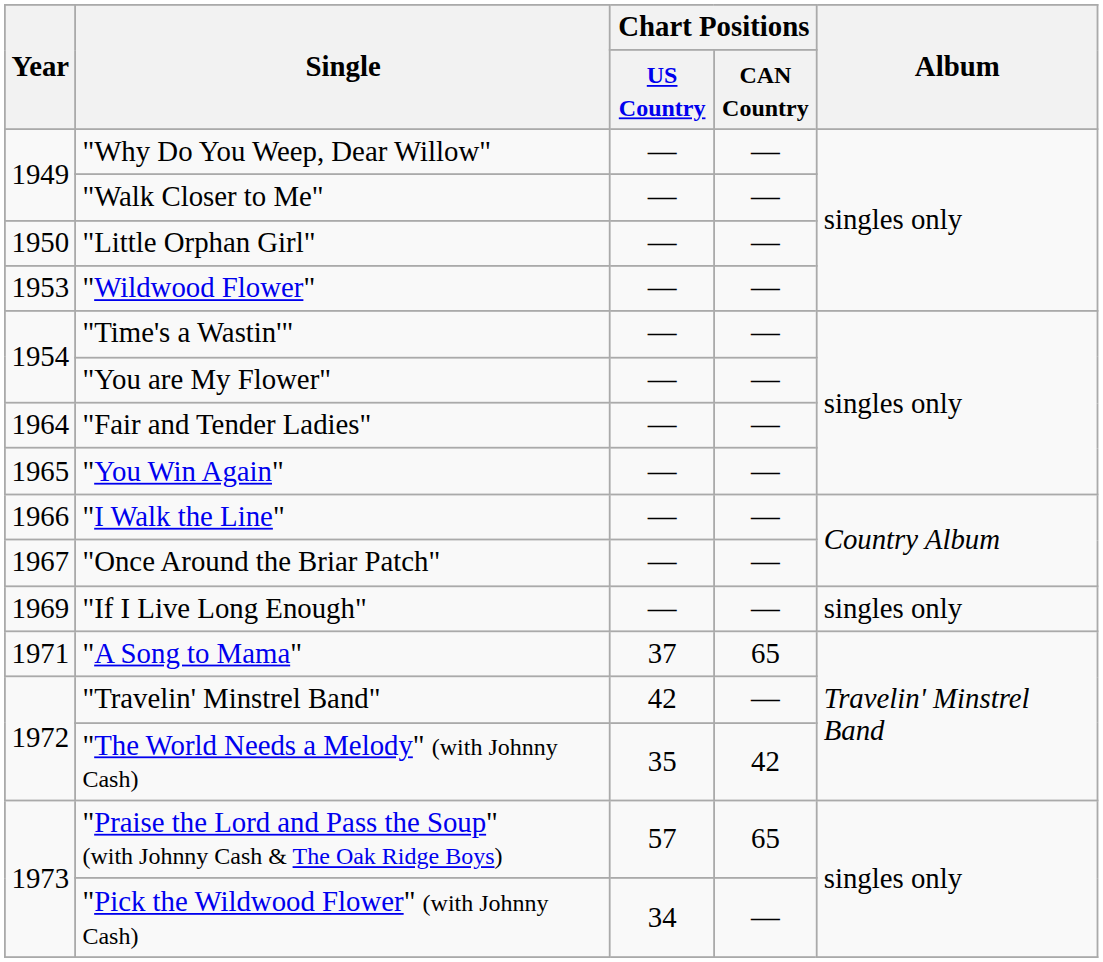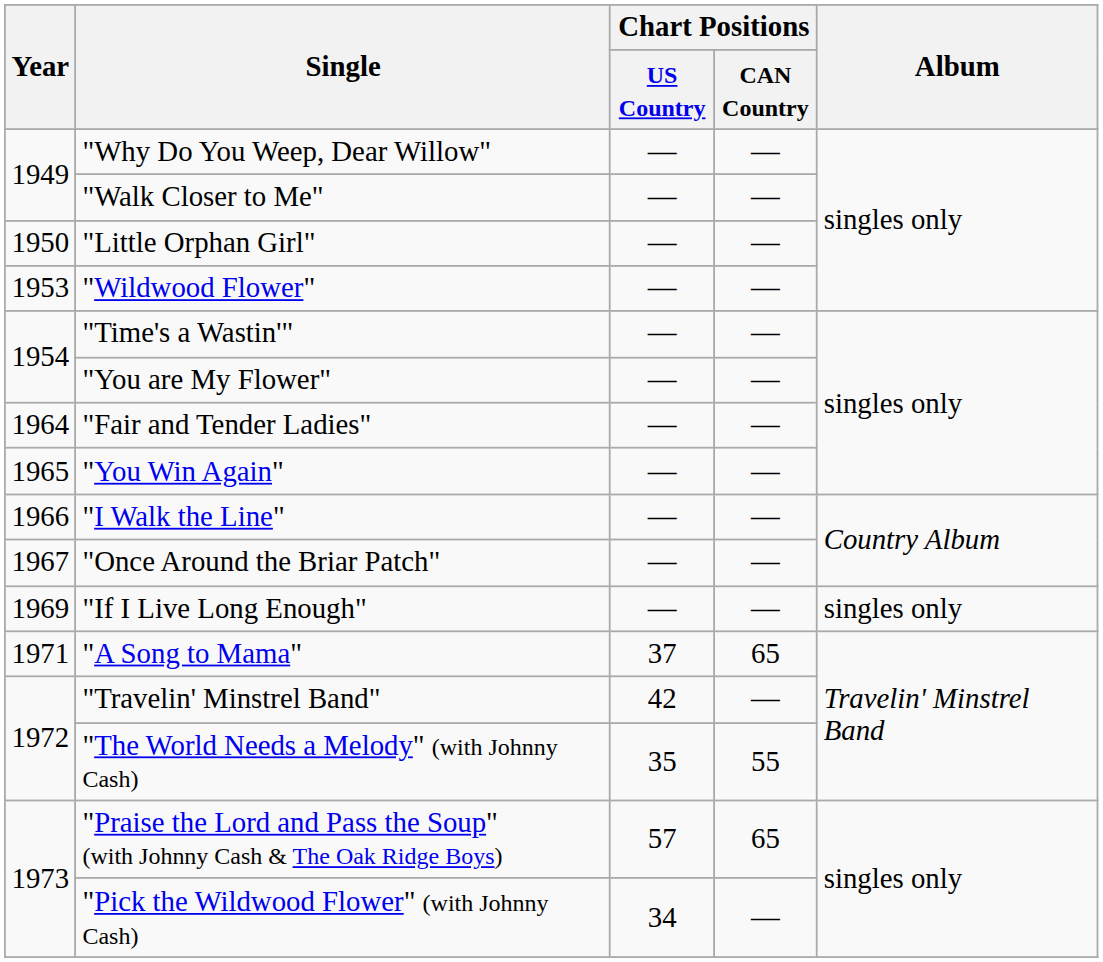(765, 761) 42 -> (765, 761) 55
